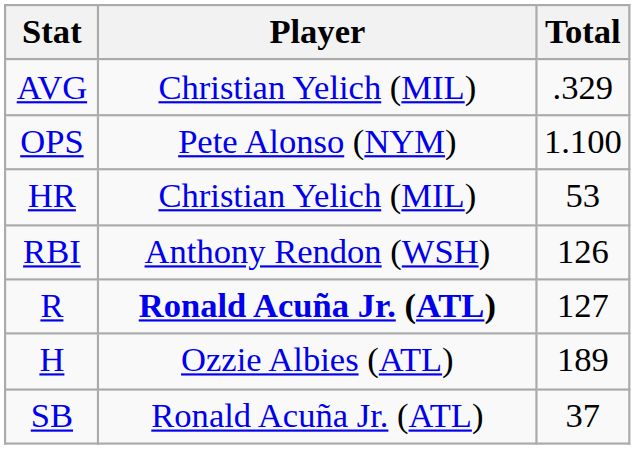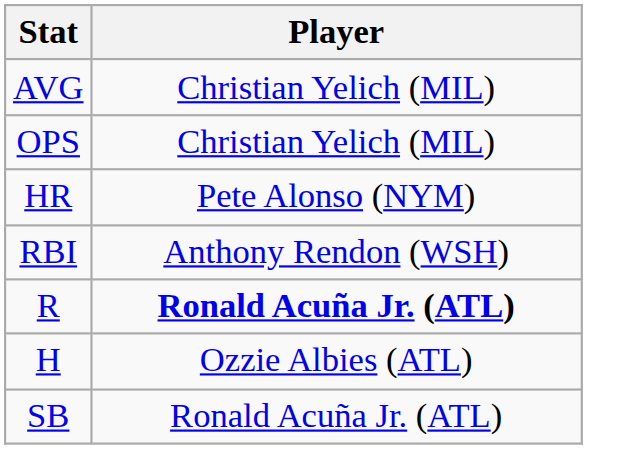- column: (583, 31)
(317, 141) Pete Alonso (NYM) -> (336, 141) Christian Yelich (MIL)
(317, 196) Christian Yelich (MIL) -> (336, 196) Pete Alonso (NYM)
